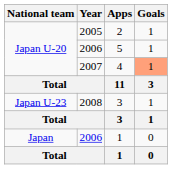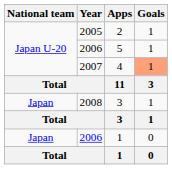(41, 102) Japan U-23 -> (41, 102) Japan
